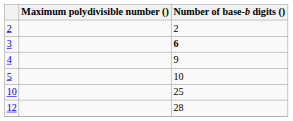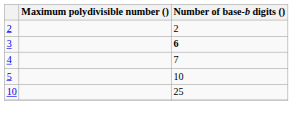(176, 60) 9 -> (176, 60) 7
- row: (12, 108)
